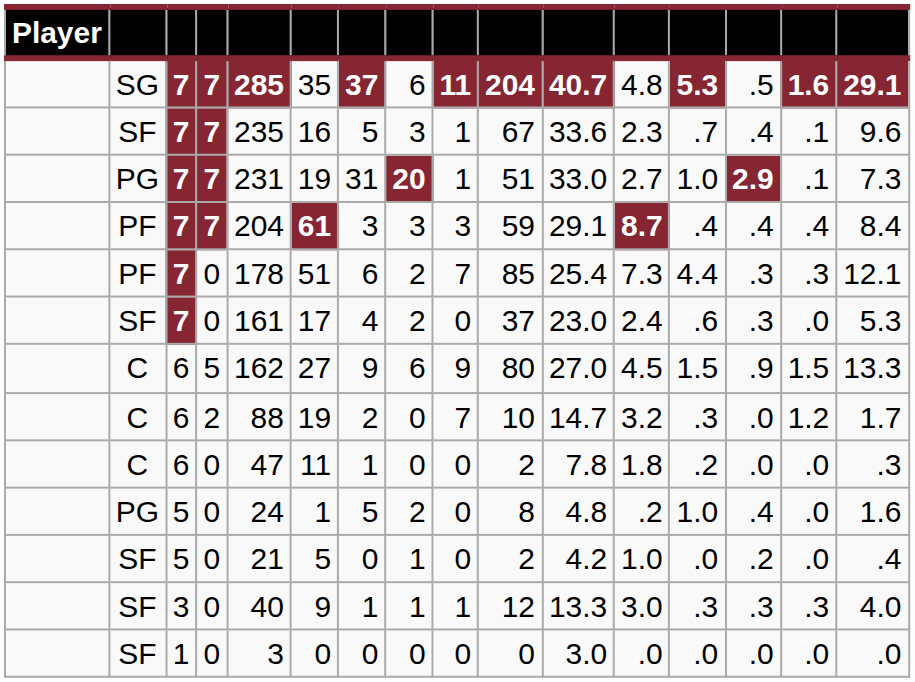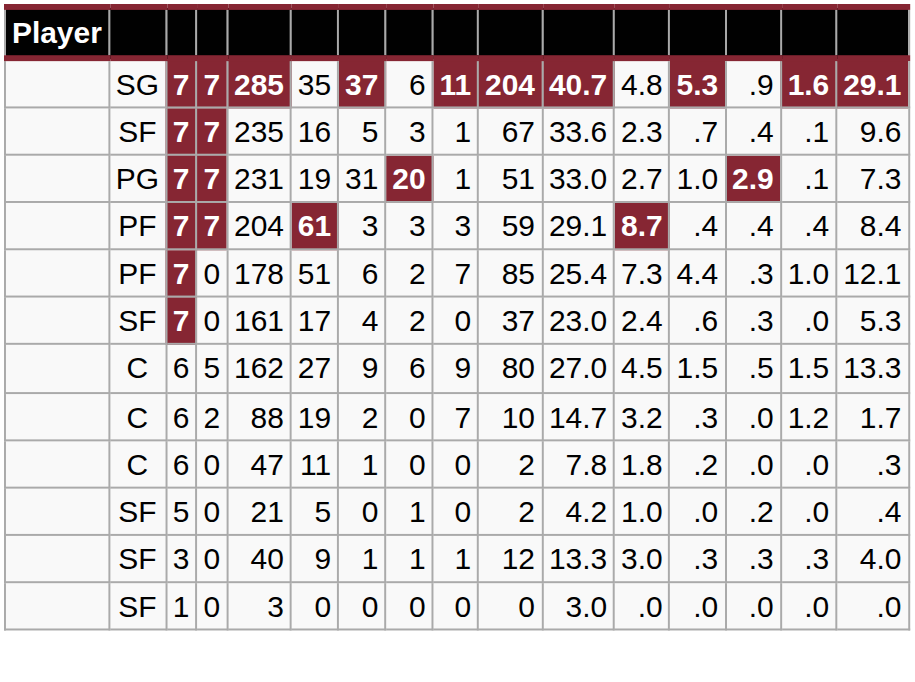(761, 84) .5 -> (761, 84) .9
(817, 274) .3 -> (808, 274) 1.0
(761, 369) .9 -> (761, 369) .5
- row: (137, 511)
